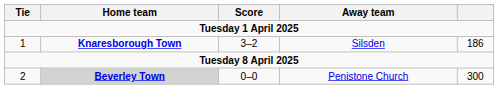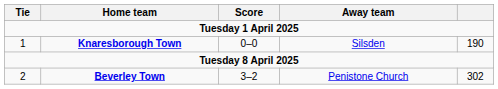(249, 45) 3–2 -> (249, 45) 0–0
(475, 45) 186 -> (475, 45) 190
(130, 76) lightgrey background -> (130, 76) no background
(249, 76) 0–0 -> (249, 76) 3–2
(475, 76) 300 -> (475, 76) 302
